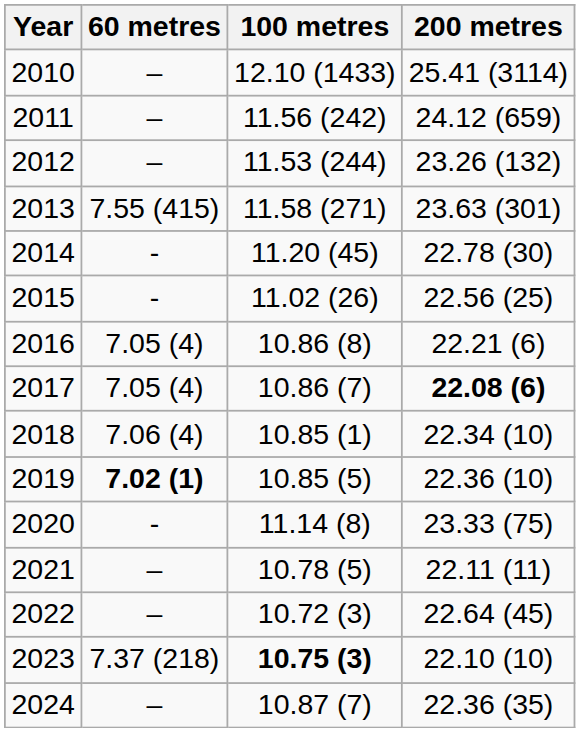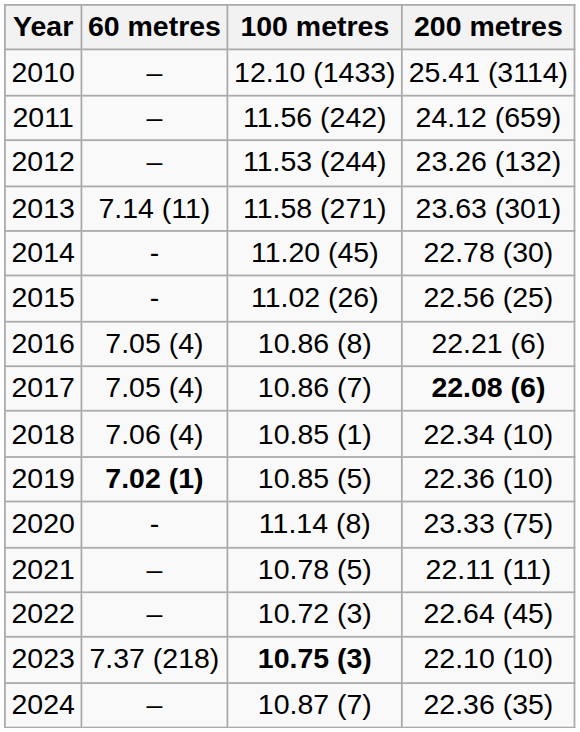(154, 207) 7.55 (415) -> (154, 207) 7.14 (11)
